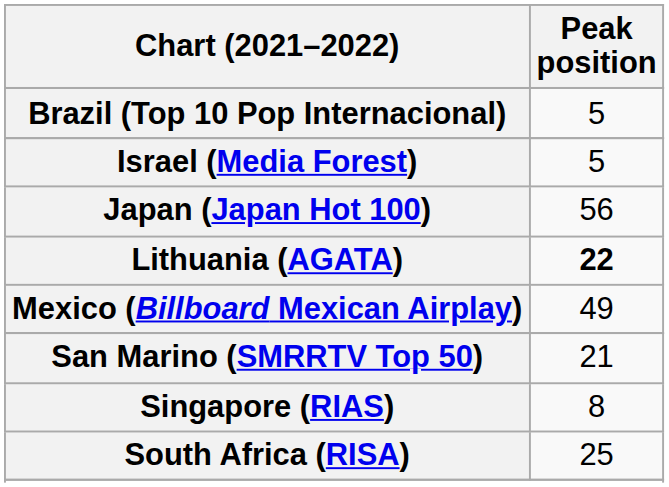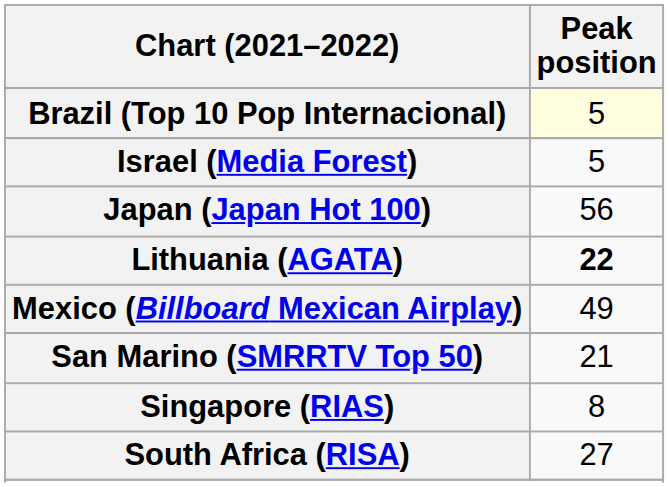(597, 112) no background -> (597, 112) lightyellow background
(597, 455) 25 -> (597, 455) 27
